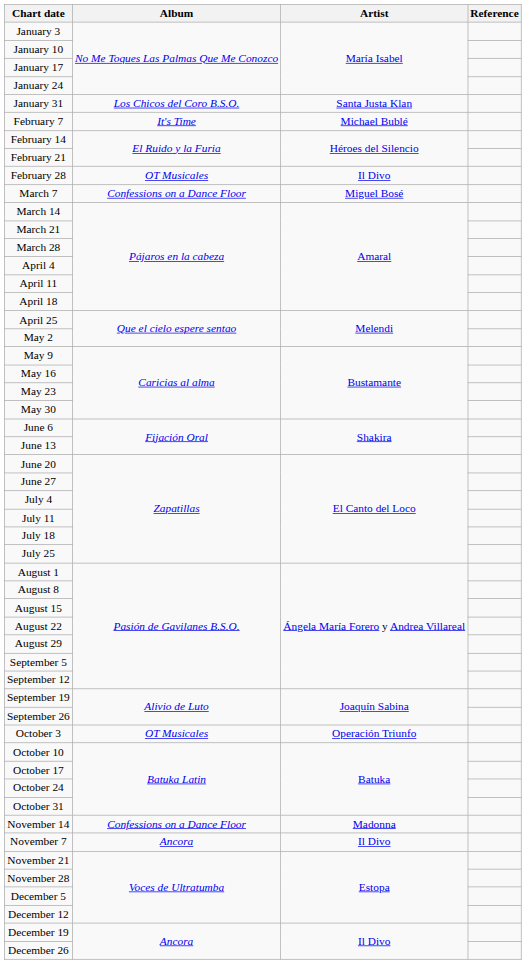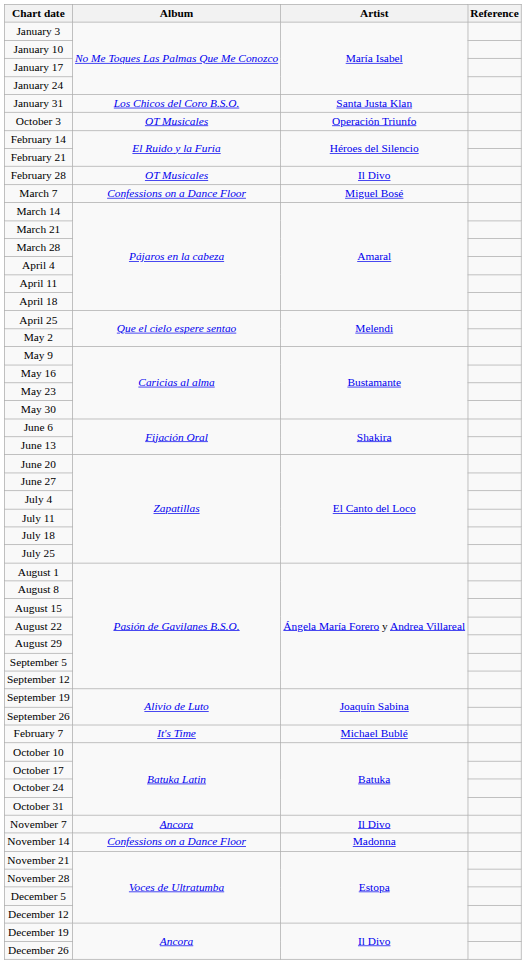rows swapped: (38, 121) <-> (38, 734)
rows swapped: (38, 842) <-> (38, 824)
